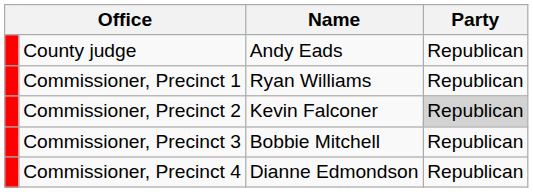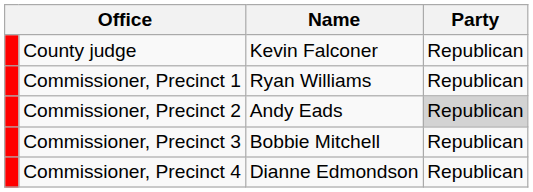(296, 50) Andy Eads -> (314, 50) Kevin Falconer
(314, 111) Kevin Falconer -> (296, 111) Andy Eads
